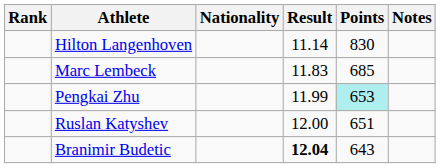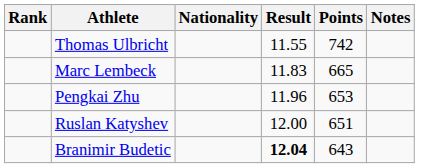- row: (124, 44)
+ row: (111, 44)
(362, 70) 685 -> (341, 70) 665
(310, 96) 11.99 -> (288, 96) 11.96
(362, 96) paleturquoise background -> (341, 96) no background
